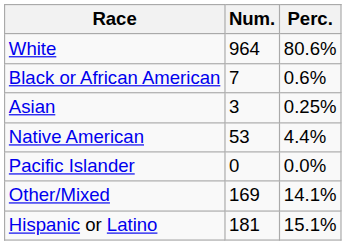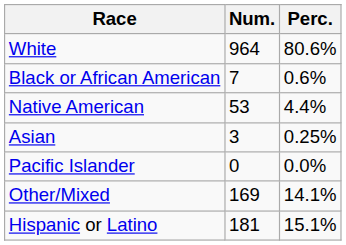rows swapped: (76, 136) <-> (32, 107)
